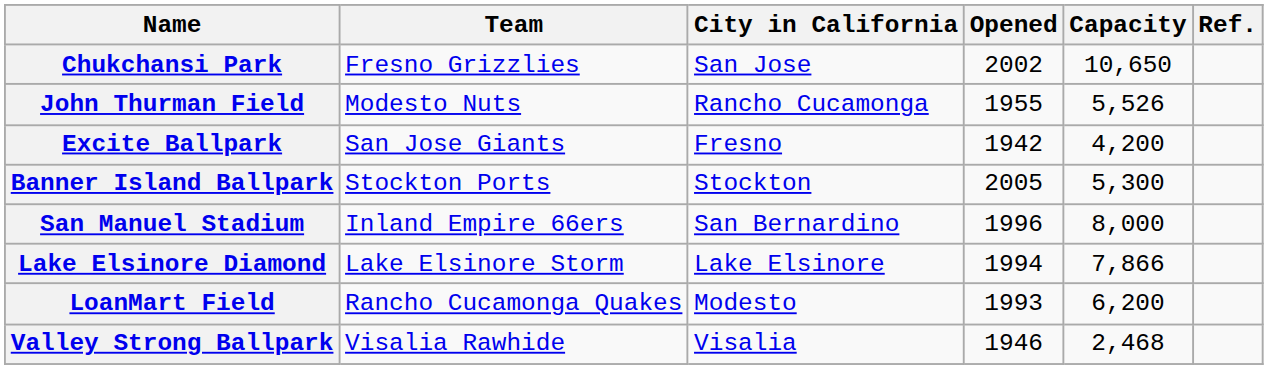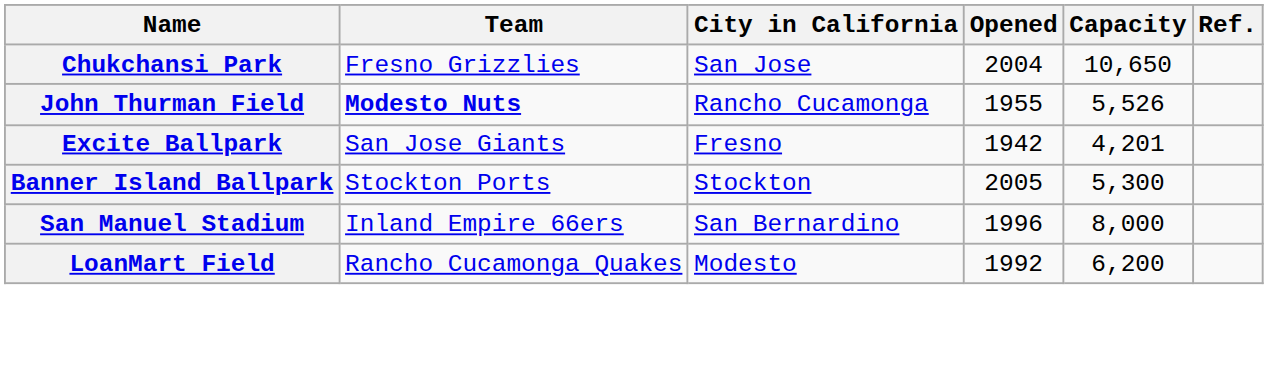(1014, 65) 2002 -> (1014, 65) 2004
(433, 105) normal -> (433, 105) bold
(1128, 144) 4,200 -> (1128, 144) 4,201
- row: (172, 264)
(1014, 304) 1993 -> (1014, 264) 1992
- row: (172, 344)
